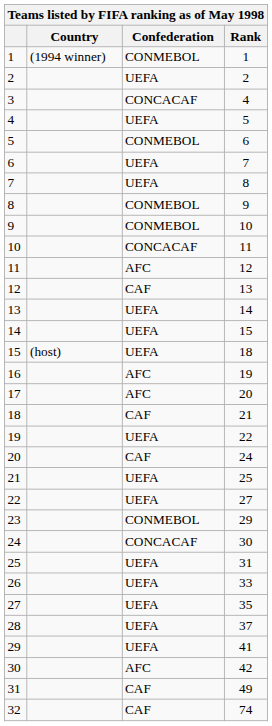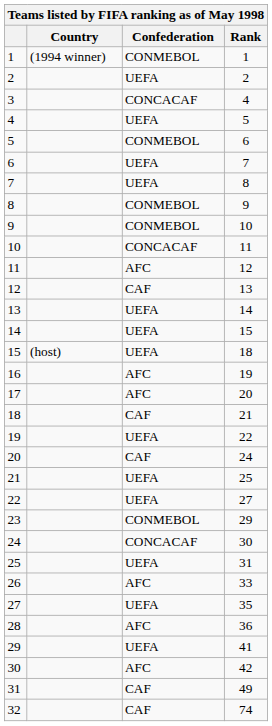(142, 583) UEFA -> (138, 583) AFC
(142, 625) UEFA -> (138, 625) AFC
(246, 625) 37 -> (246, 625) 36
